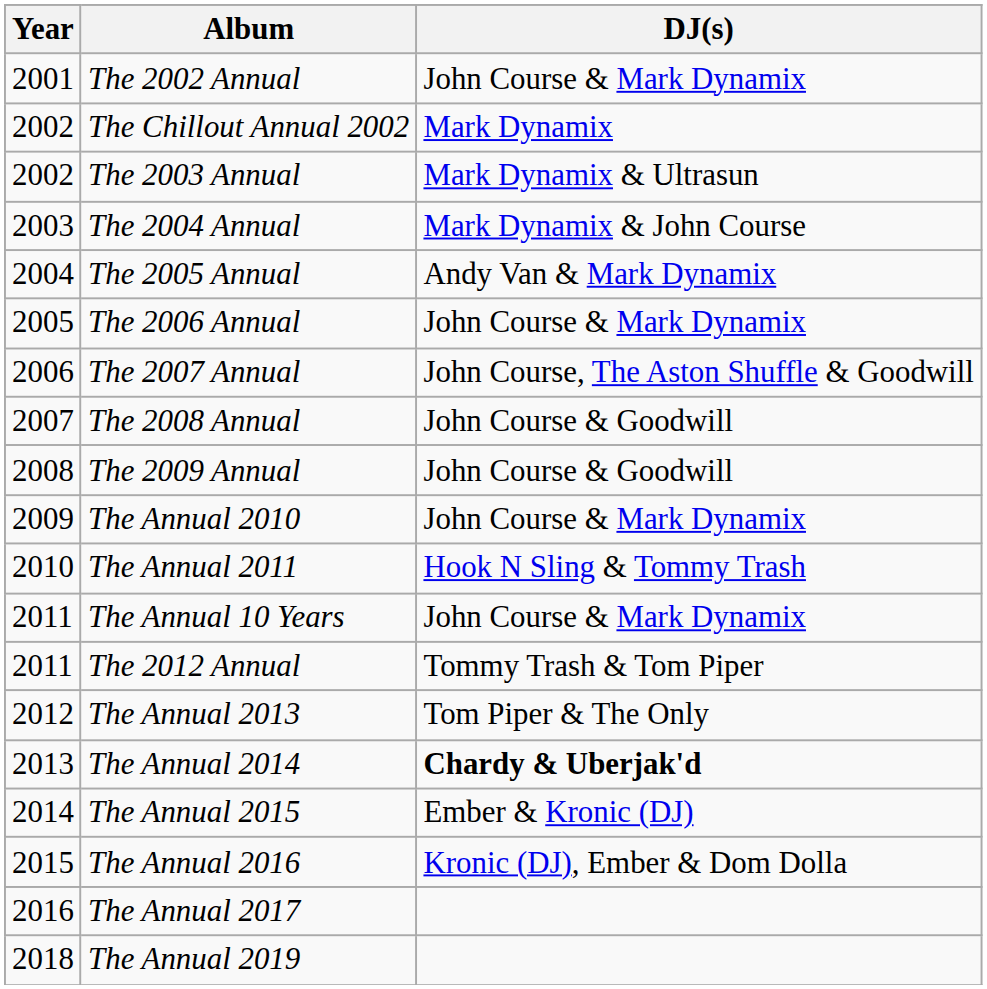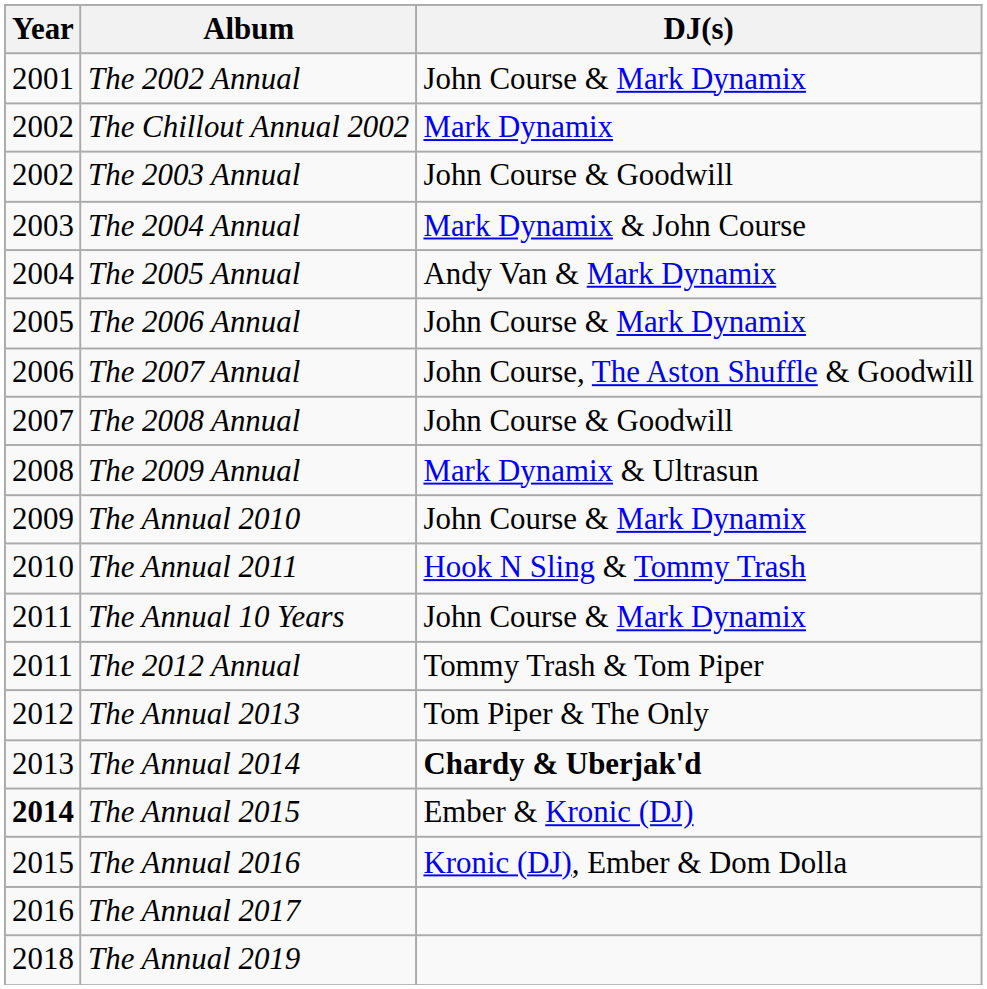(591, 175) Mark Dynamix & Ultrasun -> (578, 175) John Course & Goodwill
(578, 469) John Course & Goodwill -> (591, 469) Mark Dynamix & Ultrasun
(43, 812) normal -> (43, 812) bold
